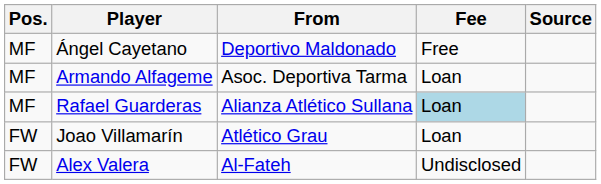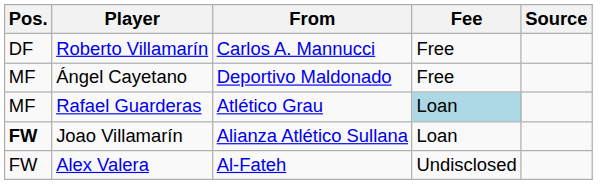+ row: (132, 48)
- row: (134, 77)
(317, 106) Alianza Atlético Sullana -> (270, 106) Atlético Grau
(23, 135) normal -> (23, 135) bold
(274, 135) Atlético Grau -> (312, 135) Alianza Atlético Sullana
